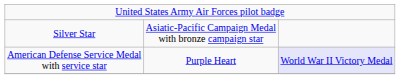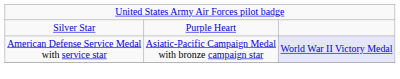(211, 33) Asiatic-Pacific Campaign Medal with bronze campaign star -> (211, 28) Purple Heart
(211, 60) Purple Heart -> (211, 49) Asiatic-Pacific Campaign Medal with bronze campaign star
